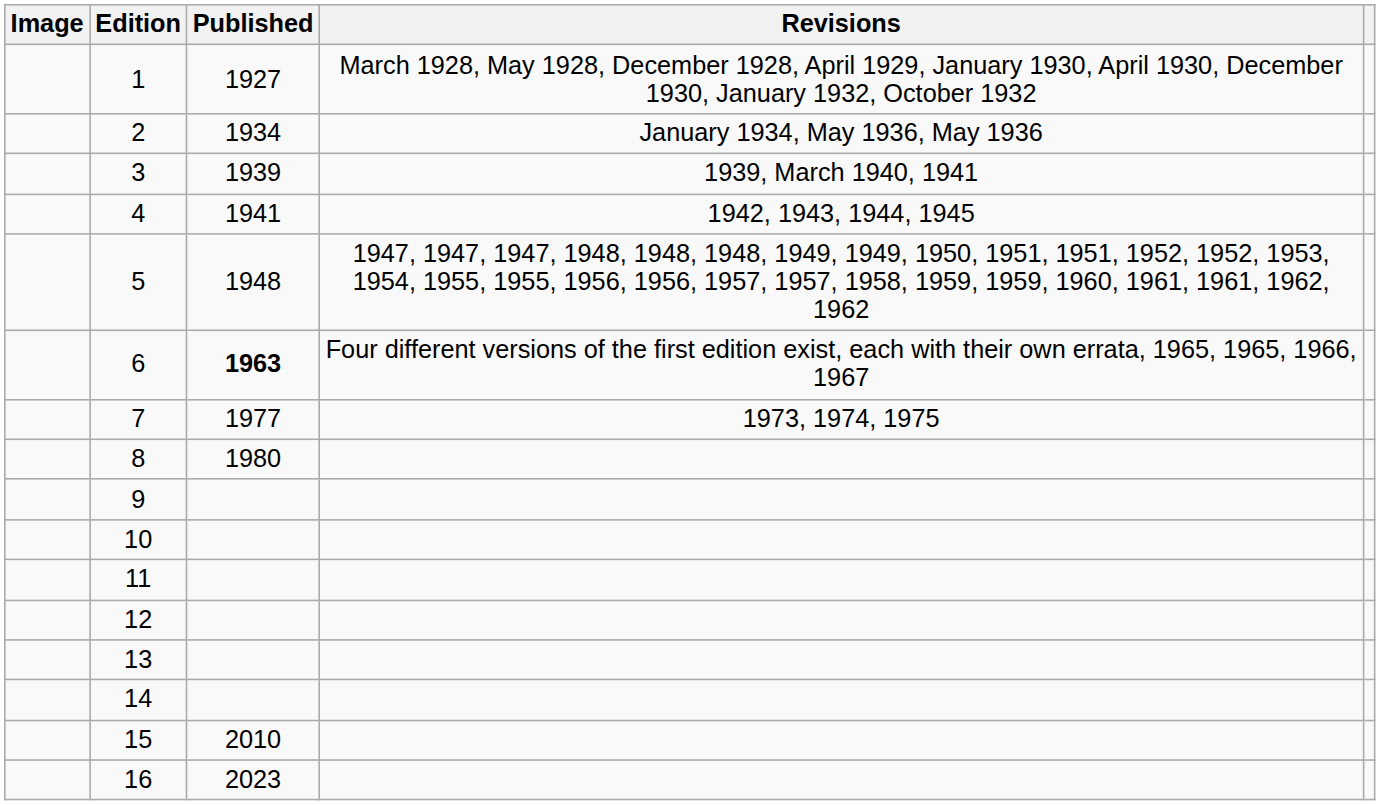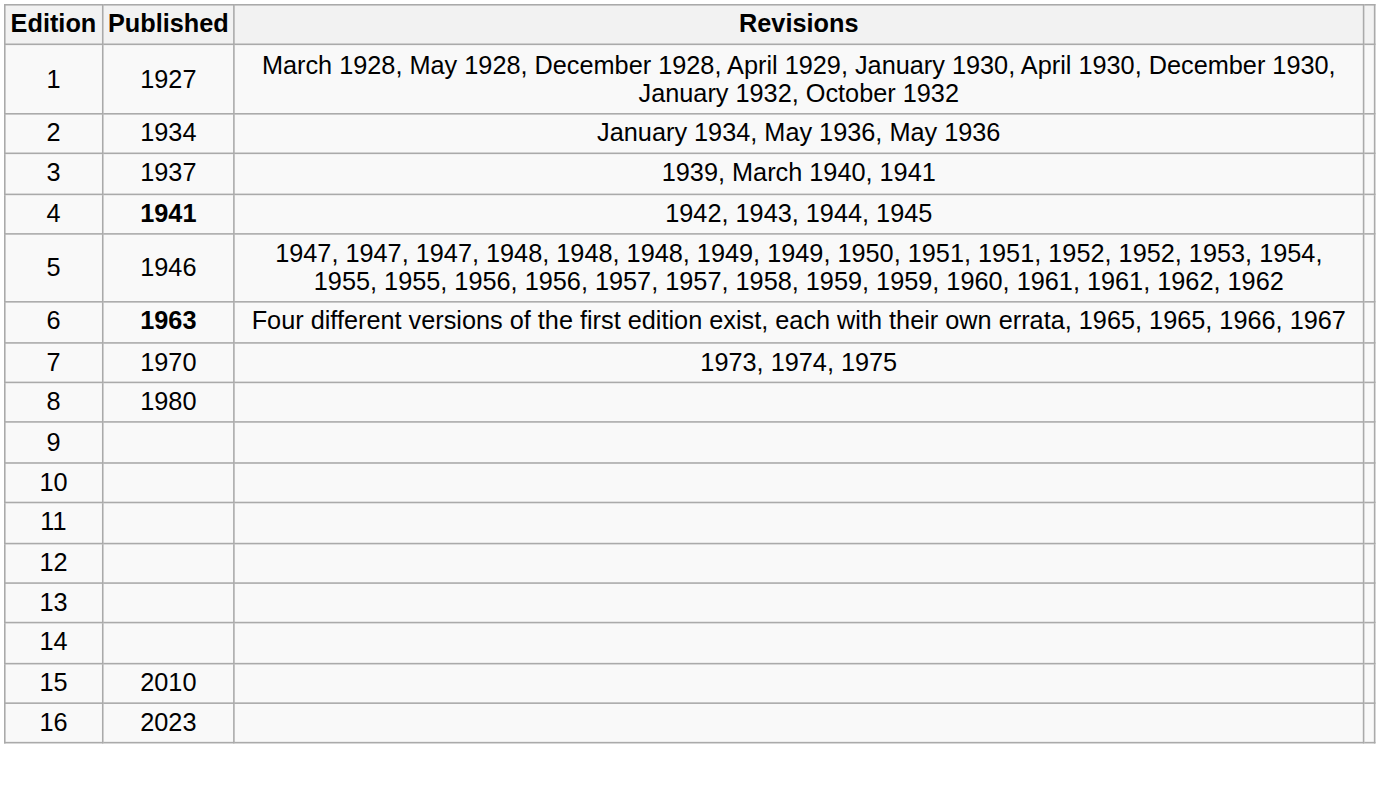- column: (47, 24)
(253, 173) 1939 -> (168, 173) 1937
(253, 213) normal -> (168, 213) bold
(253, 281) 1948 -> (168, 267) 1946
(253, 418) 1977 -> (168, 362) 1970
